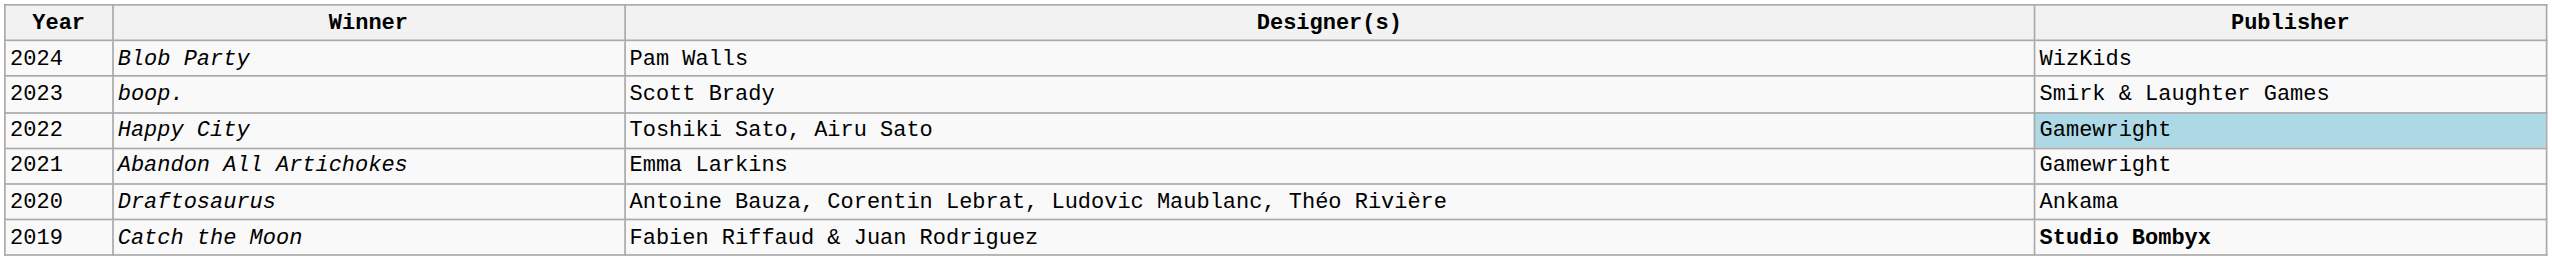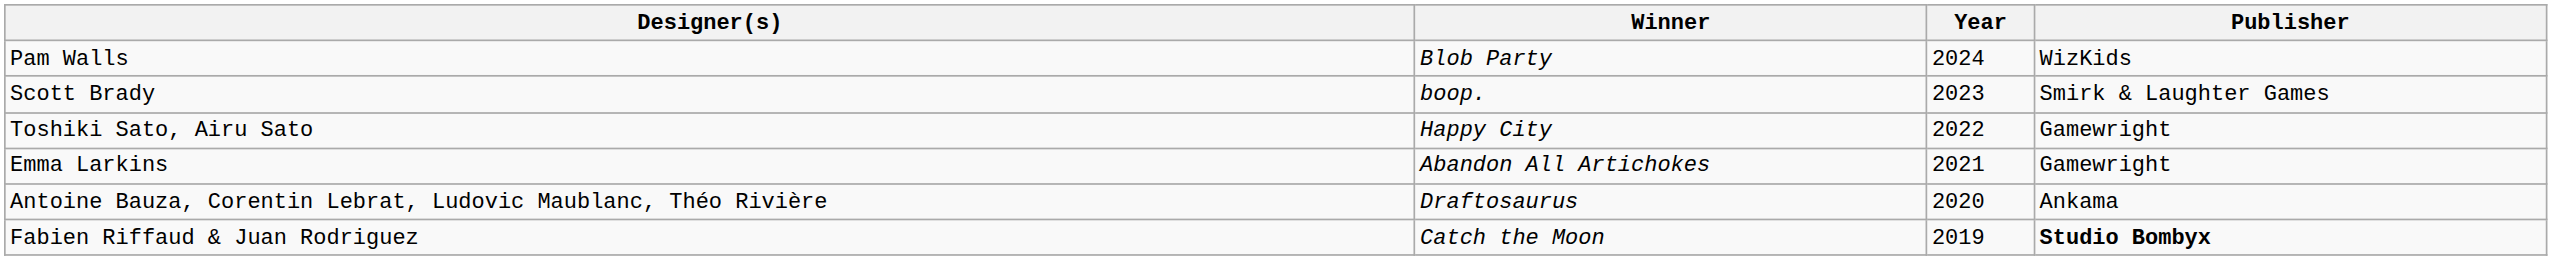columns swapped: (59, 23) <-> (1329, 23)
(2106, 130) lightblue background -> (2106, 130) no background
